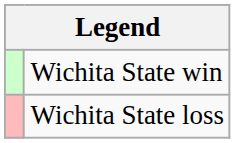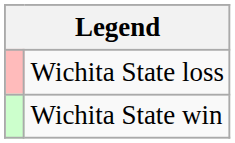rows swapped: (126, 71) <-> (127, 115)
